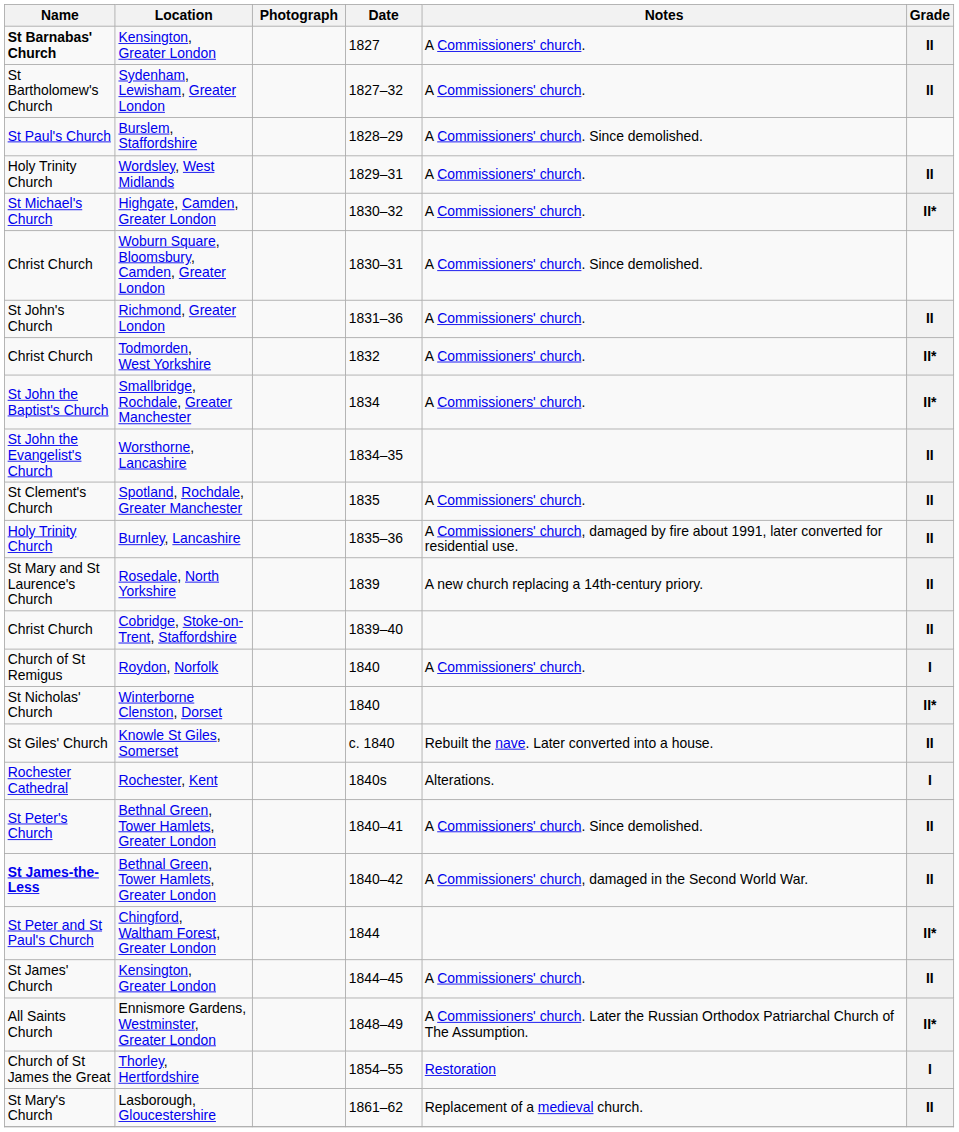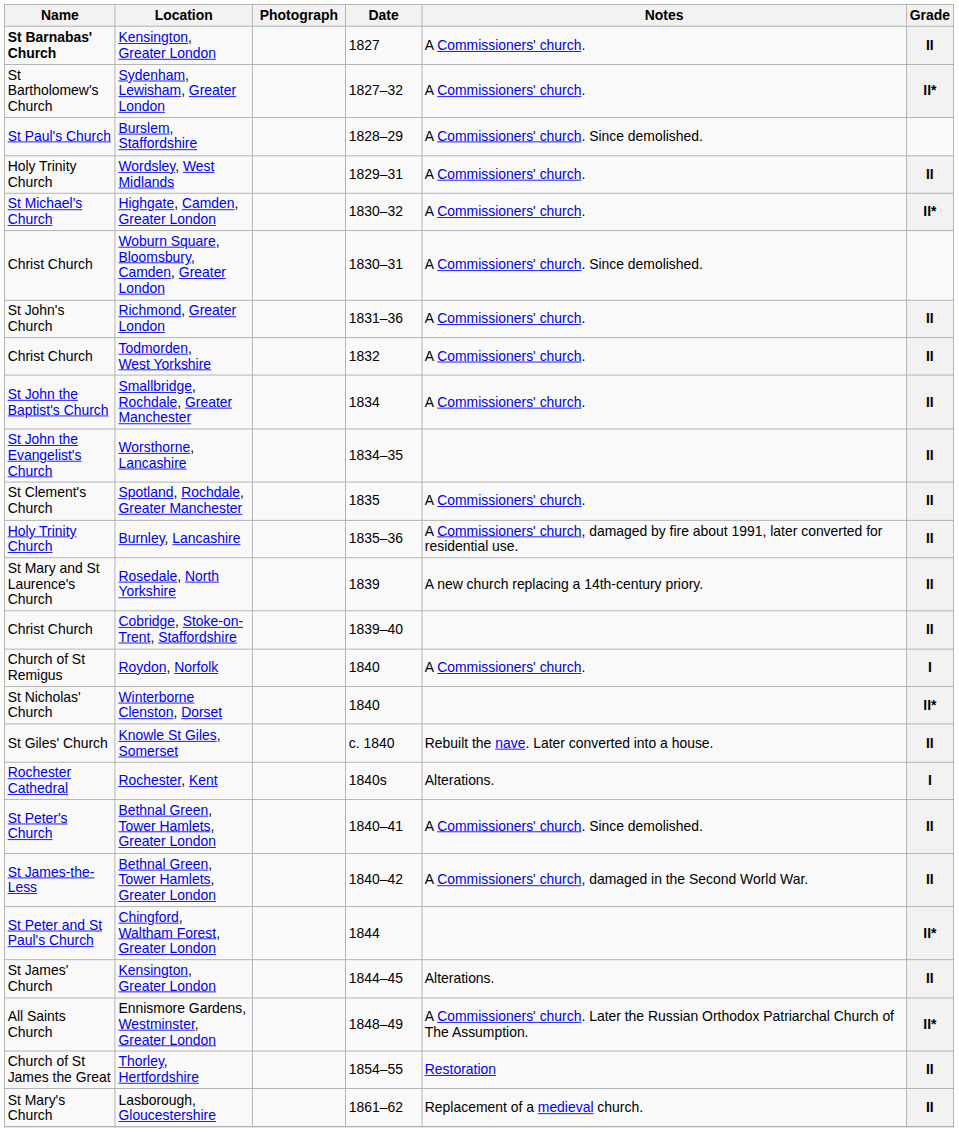(930, 91) II -> (930, 91) II*
(930, 356) II* -> (930, 356) II
(930, 402) II* -> (930, 402) II
(53, 879) bold -> (51, 879) normal
(505, 978) A Commissioners' church. -> (460, 978) Alterations.
(930, 1069) I -> (930, 1069) II
